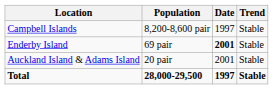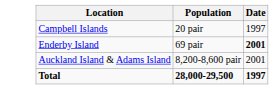- column: (252, 13)
(177, 29) 8,200-8,600 pair -> (189, 29) 20 pair
(158, 60) 20 pair -> (208, 60) 8,200-8,600 pair
